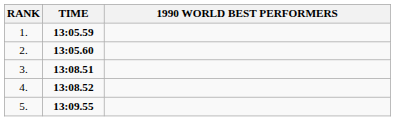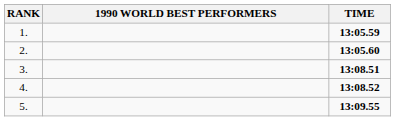columns swapped: (247, 14) <-> (73, 14)
